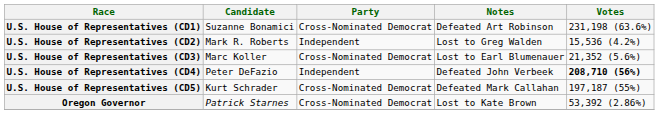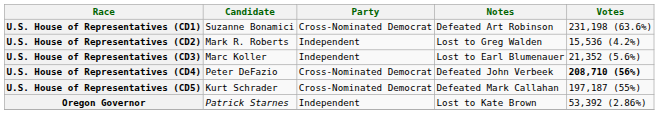(365, 57) Cross-Nominated Democrat -> (329, 57) Independent
(329, 72) Independent -> (365, 72) Cross-Nominated Democrat
(365, 102) Cross-Nominated Democrat -> (329, 102) Independent
